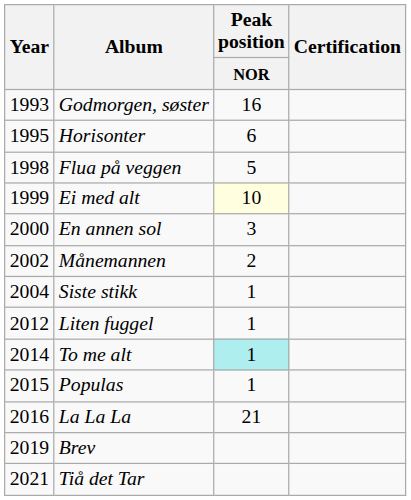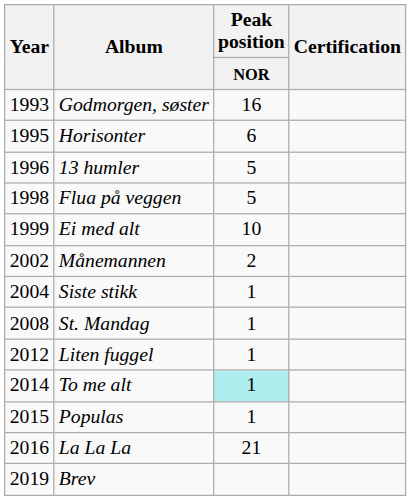+ row: (99, 167)
(251, 198) lightyellow background -> (251, 229) no background
- row: (110, 229)
+ row: (104, 323)
- row: (102, 479)
